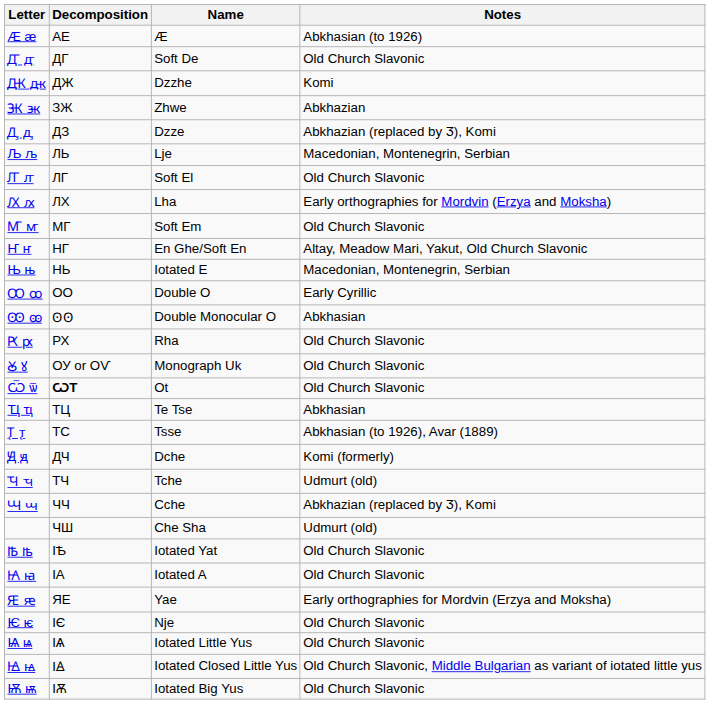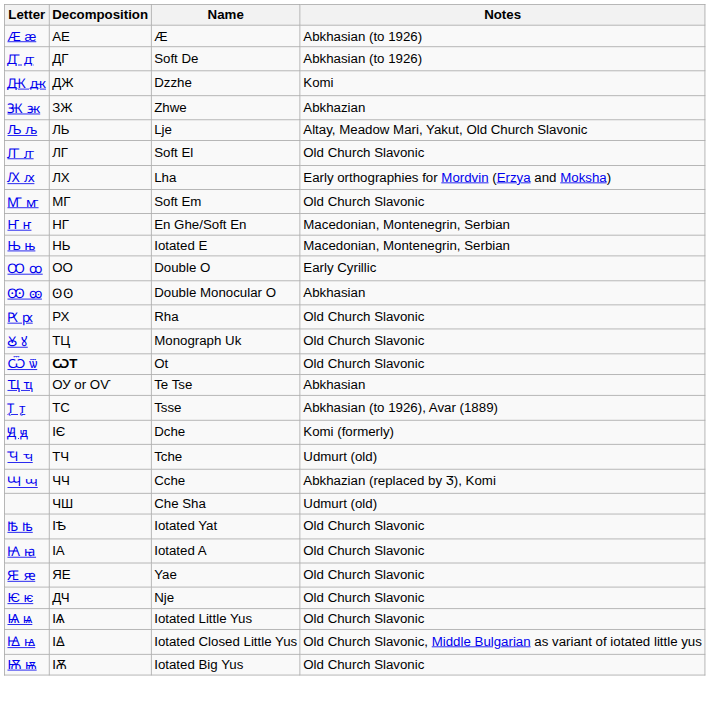(364, 58) Old Church Slavonic -> (363, 58) Abkhasian (to 1926)
- row: (20, 132)
(407, 154) Macedonian, Montenegrin, Serbian -> (445, 130) Altay, Meadow Mari, Yakut, Old Church Slavonic
(445, 248) Altay, Meadow Mari, Yakut, Old Church Slavonic -> (407, 224) Macedonian, Montenegrin, Serbian
(81, 365) ОУ or ОѴ -> (61, 341) ТЦ
(61, 409) ТЦ -> (81, 385) ОУ or ОѴ
(61, 456) ДЧ -> (59, 432) ІЄ
(457, 599) Early orthographies for Mordvin (Erzya and Moksha) -> (364, 575) Old Church Slavonic
(59, 622) ІЄ -> (61, 598) ДЧ
